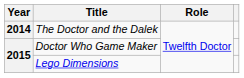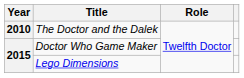(19, 30) 2014 -> (19, 30) 2010
